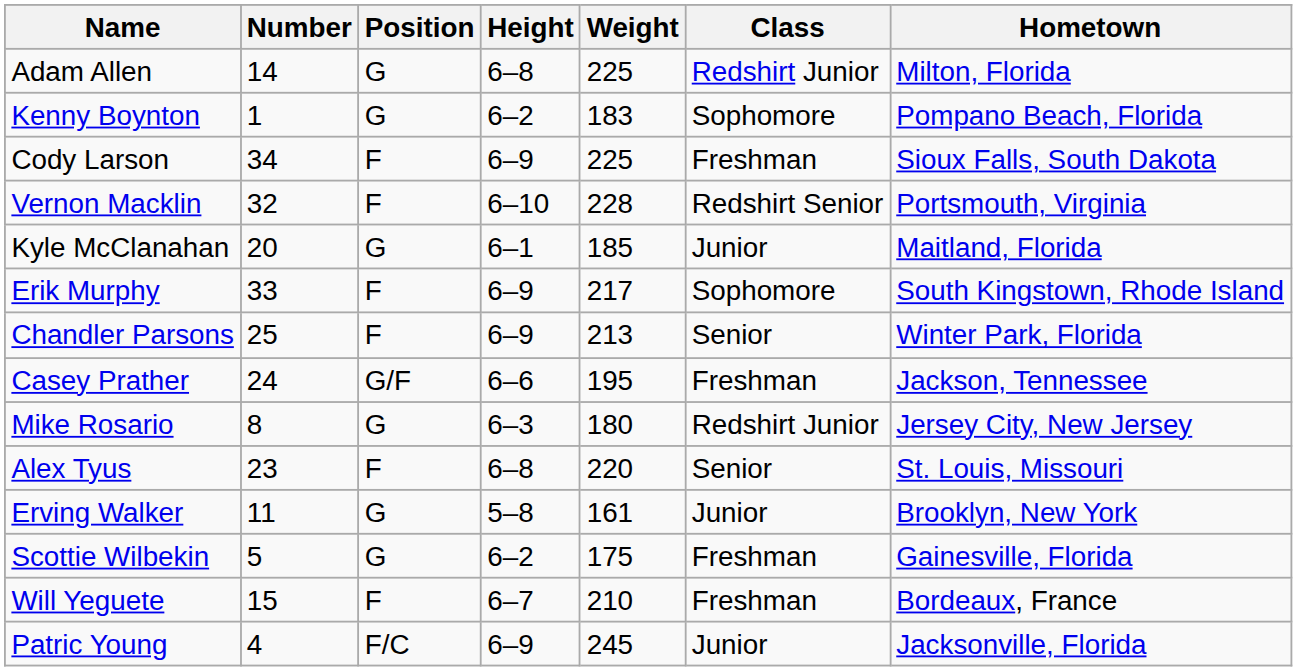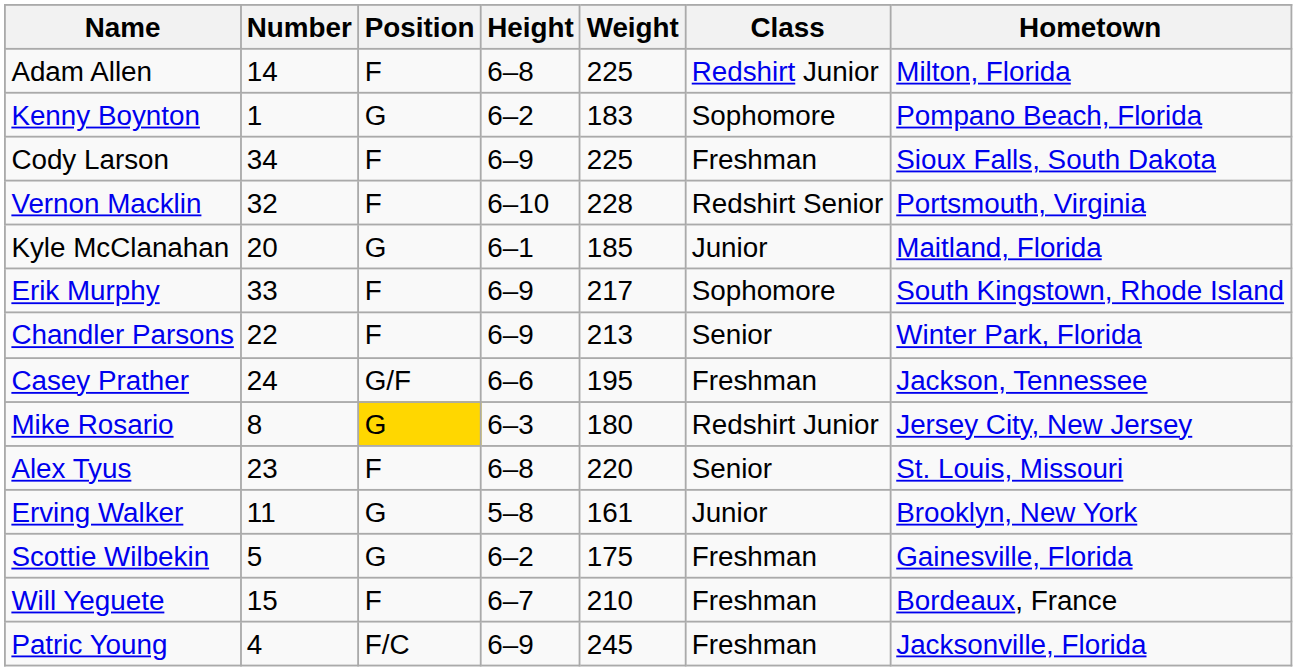(376, 71) G -> (373, 71) F
(262, 335) 25 -> (262, 335) 22
(376, 423) no background -> (376, 423) gold background
(730, 644) Junior -> (754, 644) Freshman
